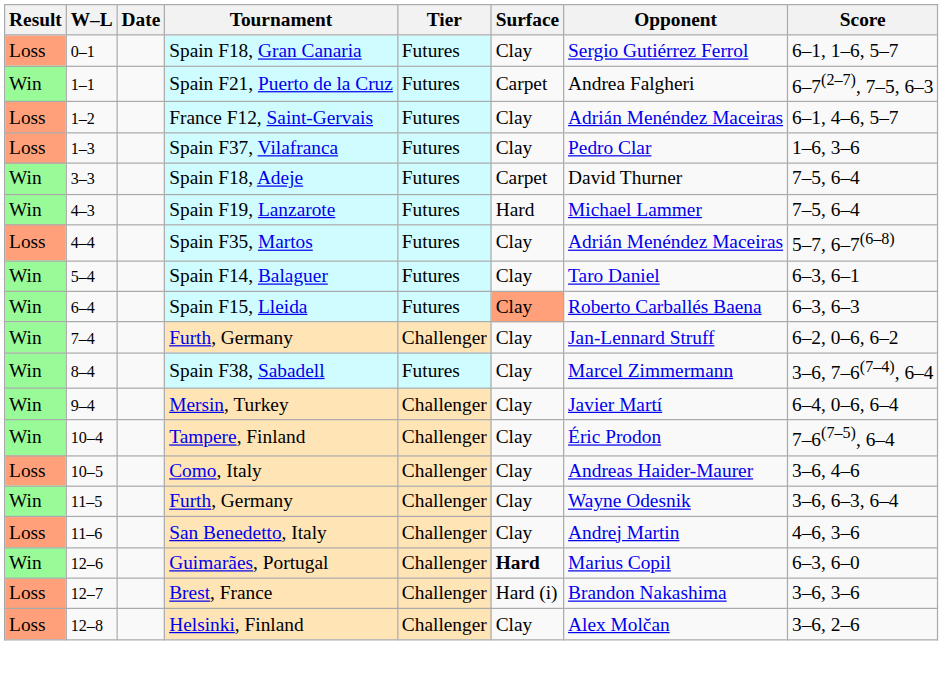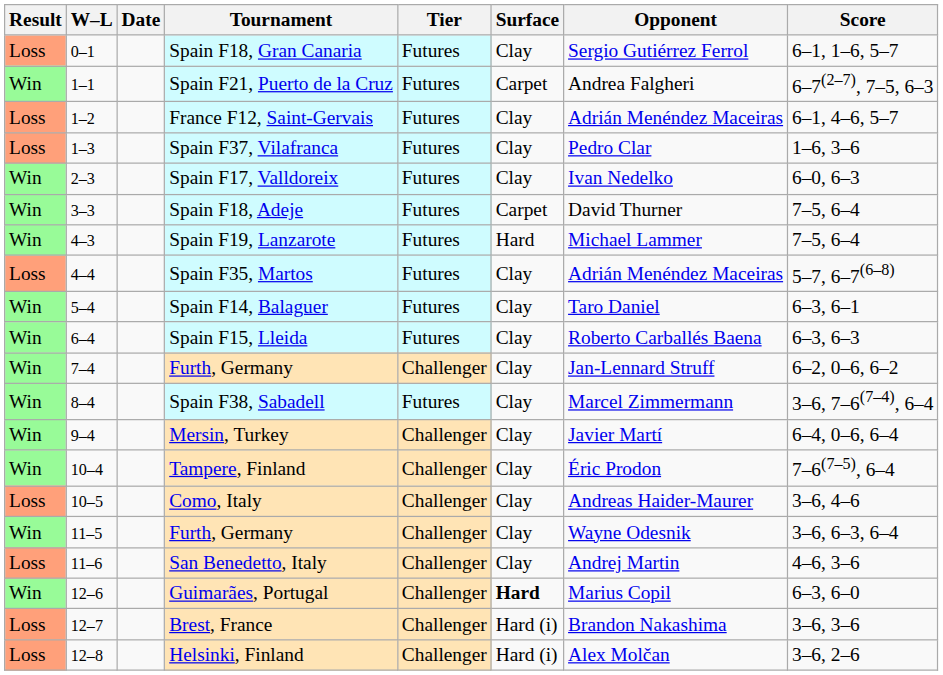+ row: (83, 179)
(514, 306) lightsalmon background -> (514, 337) no background
(514, 624) Clay -> (527, 654) Hard (i)
